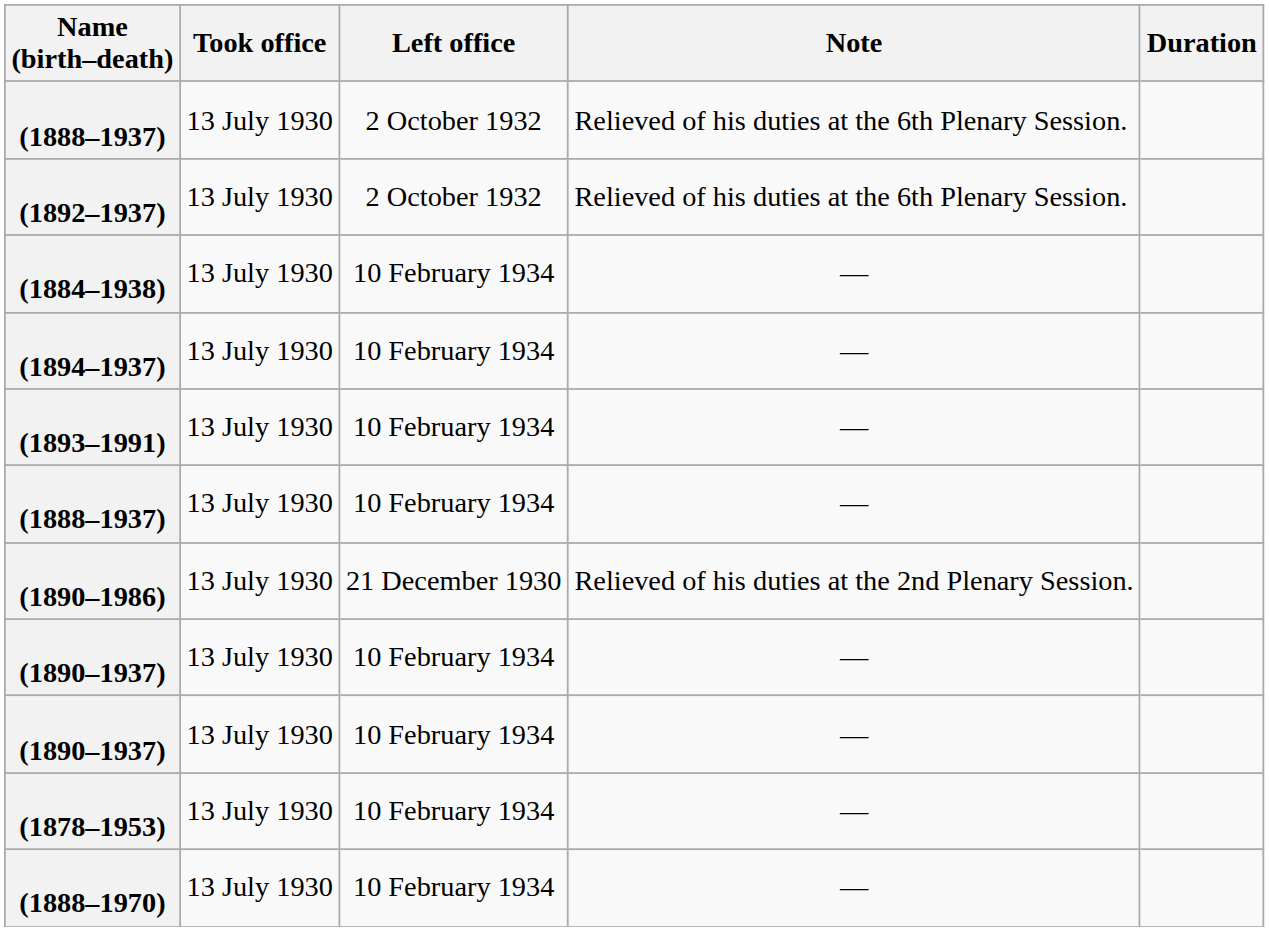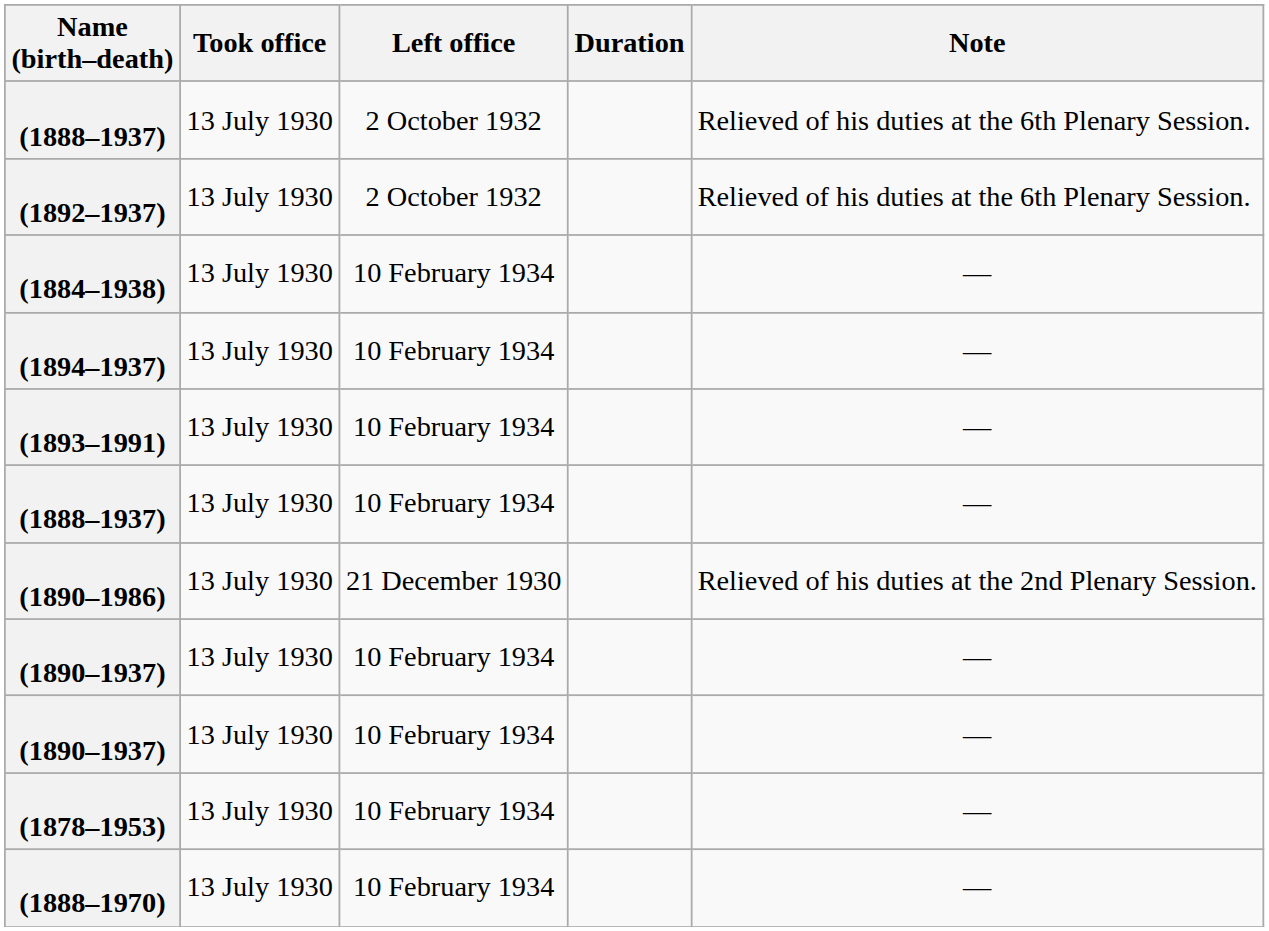columns swapped: (1202, 42) <-> (854, 42)
